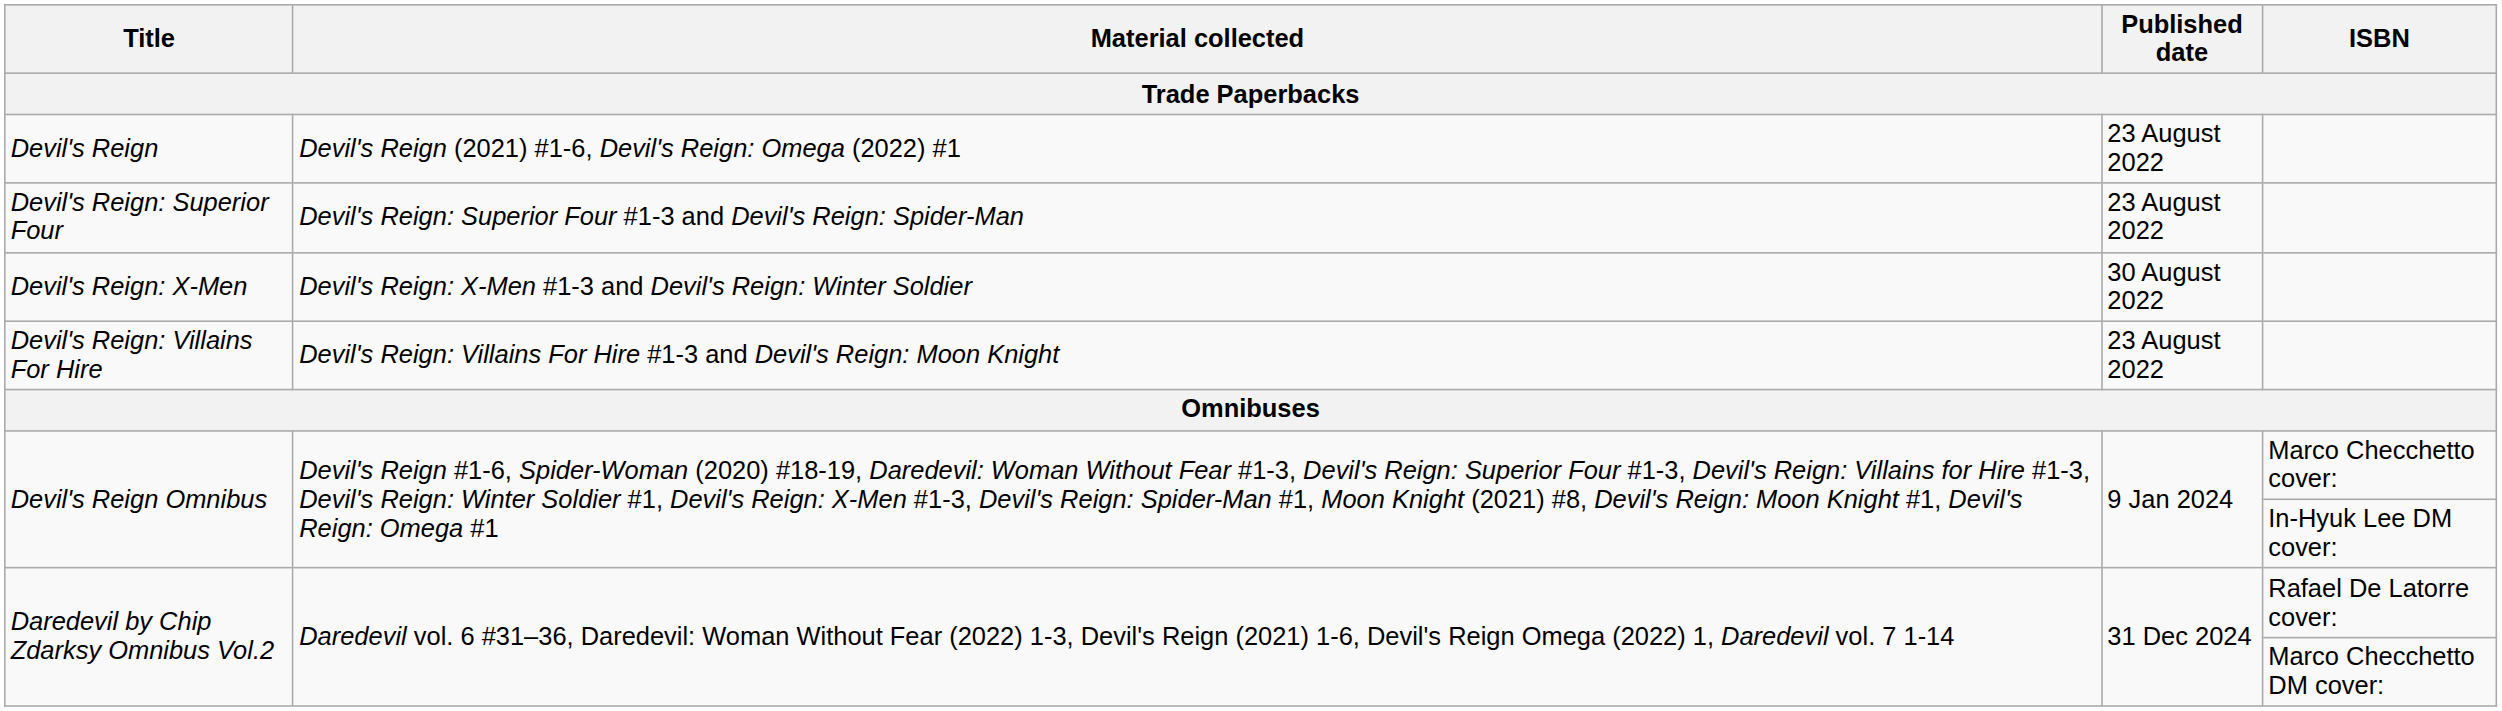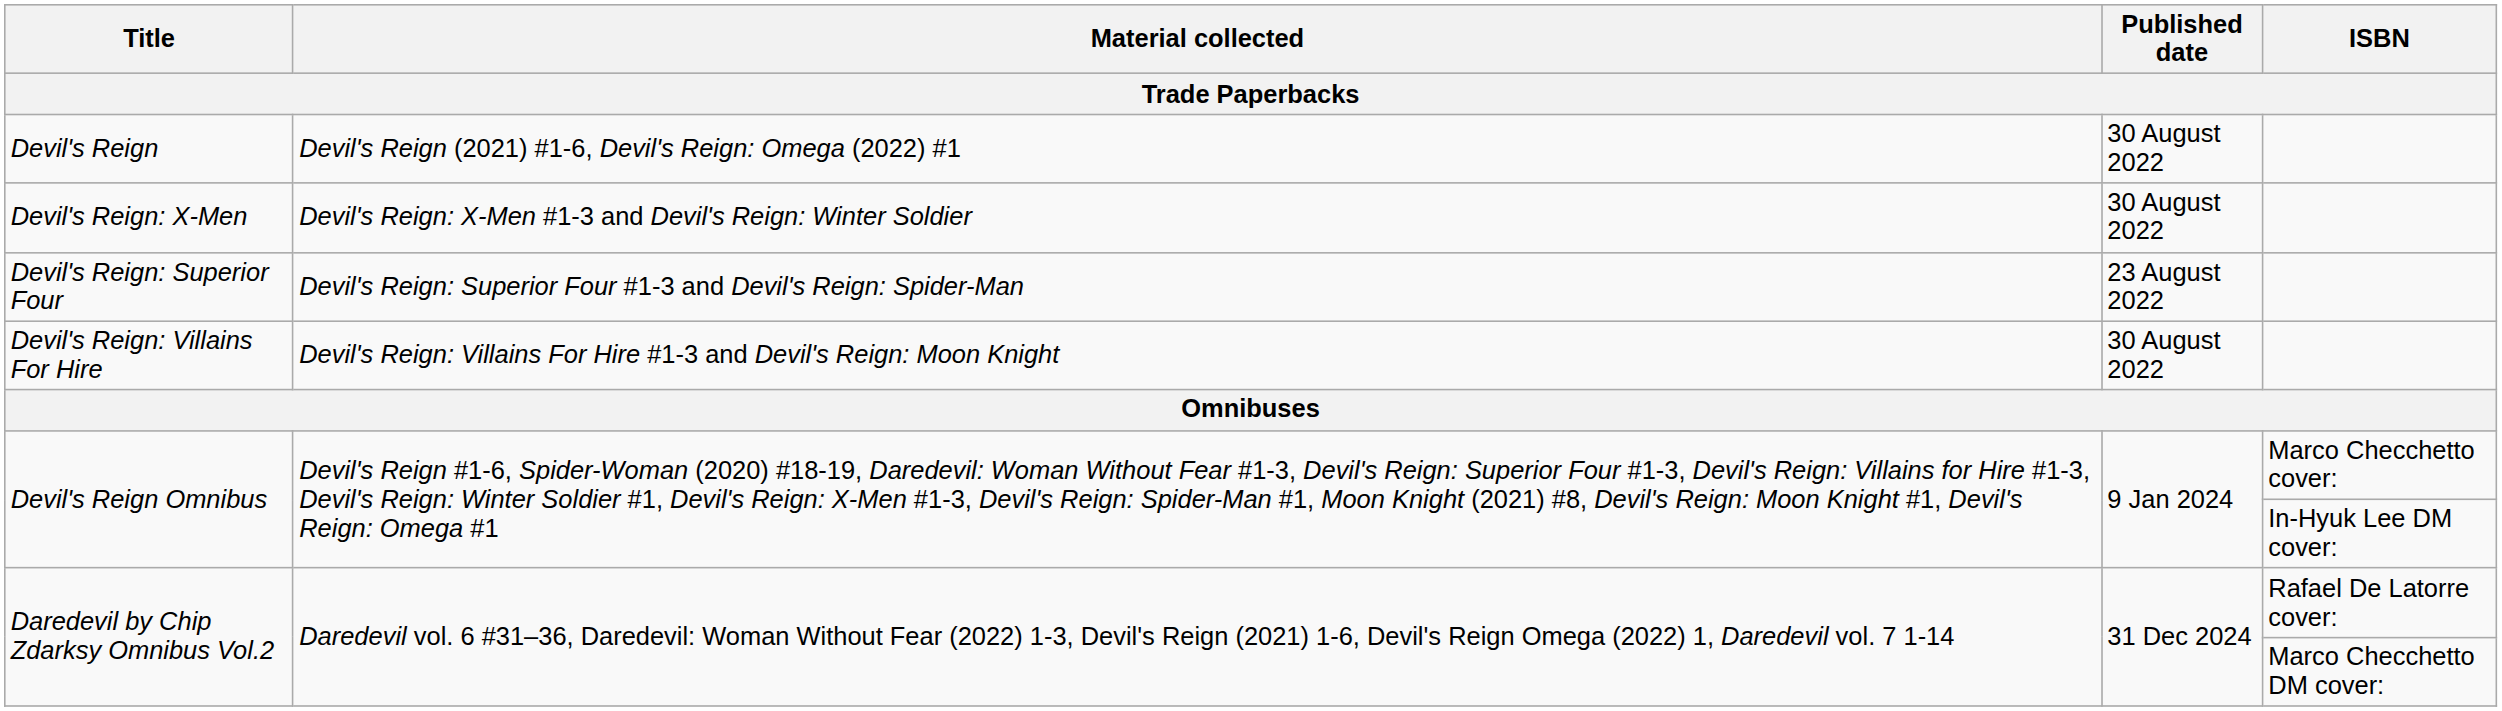(2164, 148) 23 August 2022 -> (2164, 148) 30 August 2022
rows swapped: (129, 286) <-> (140, 217)
(2164, 355) 23 August 2022 -> (2164, 355) 30 August 2022
